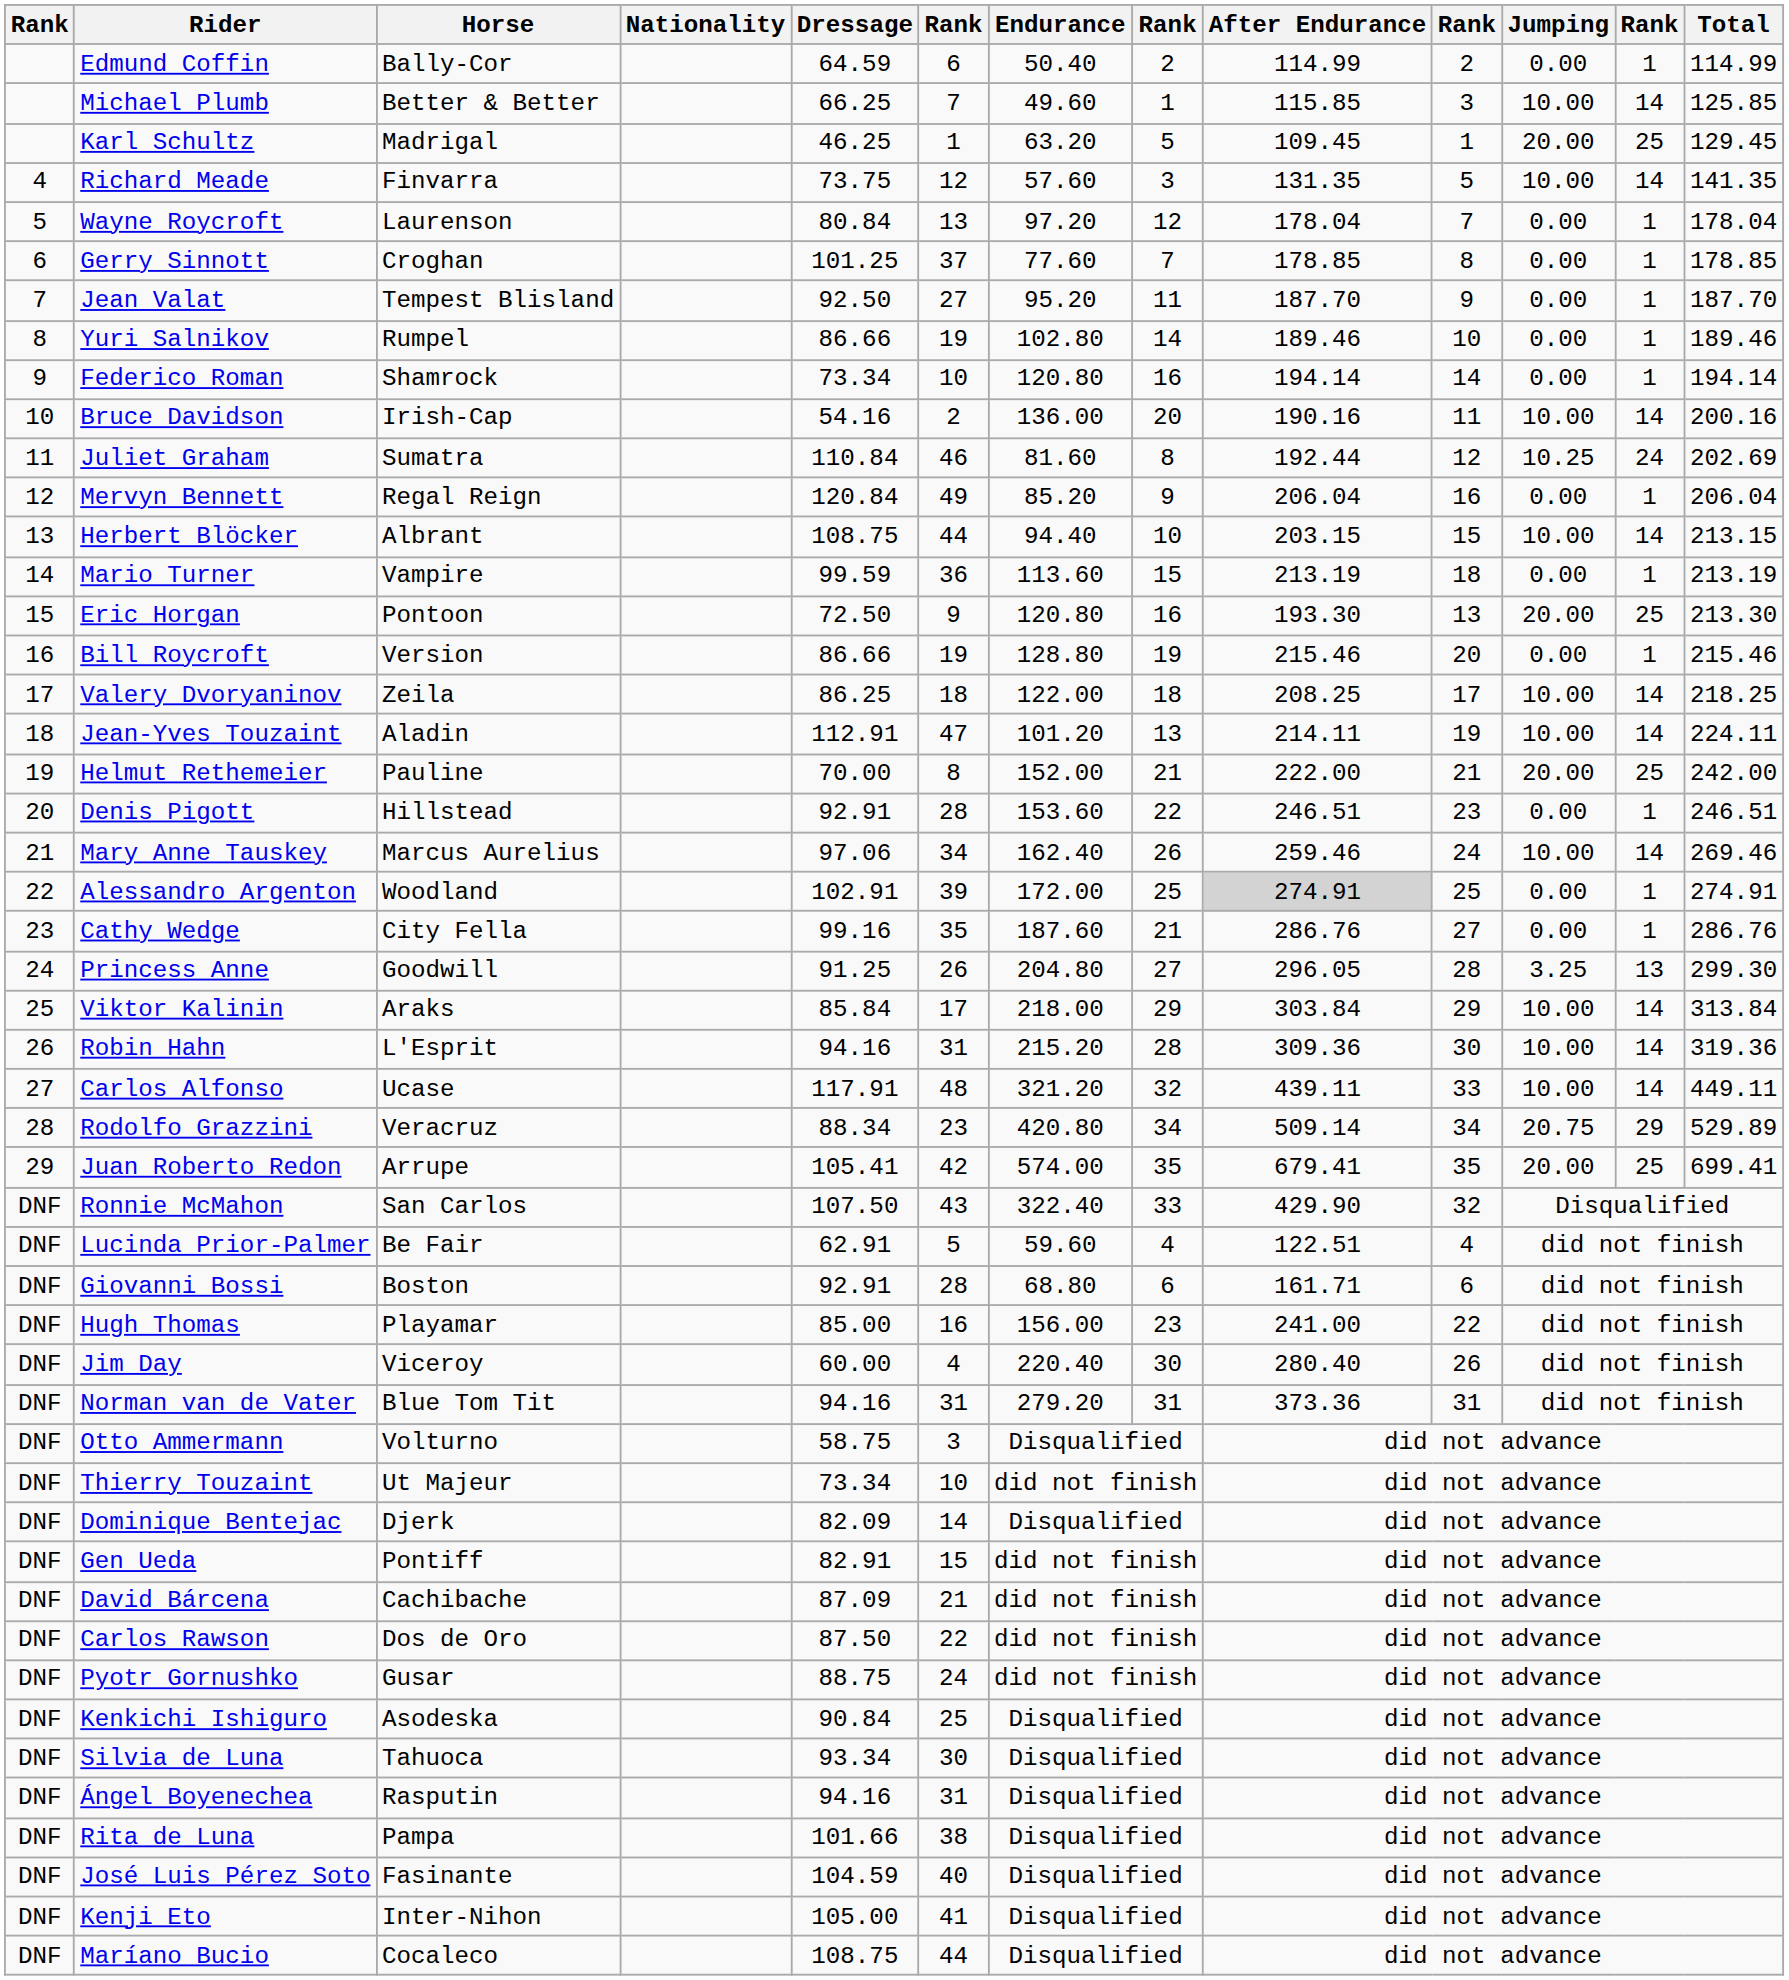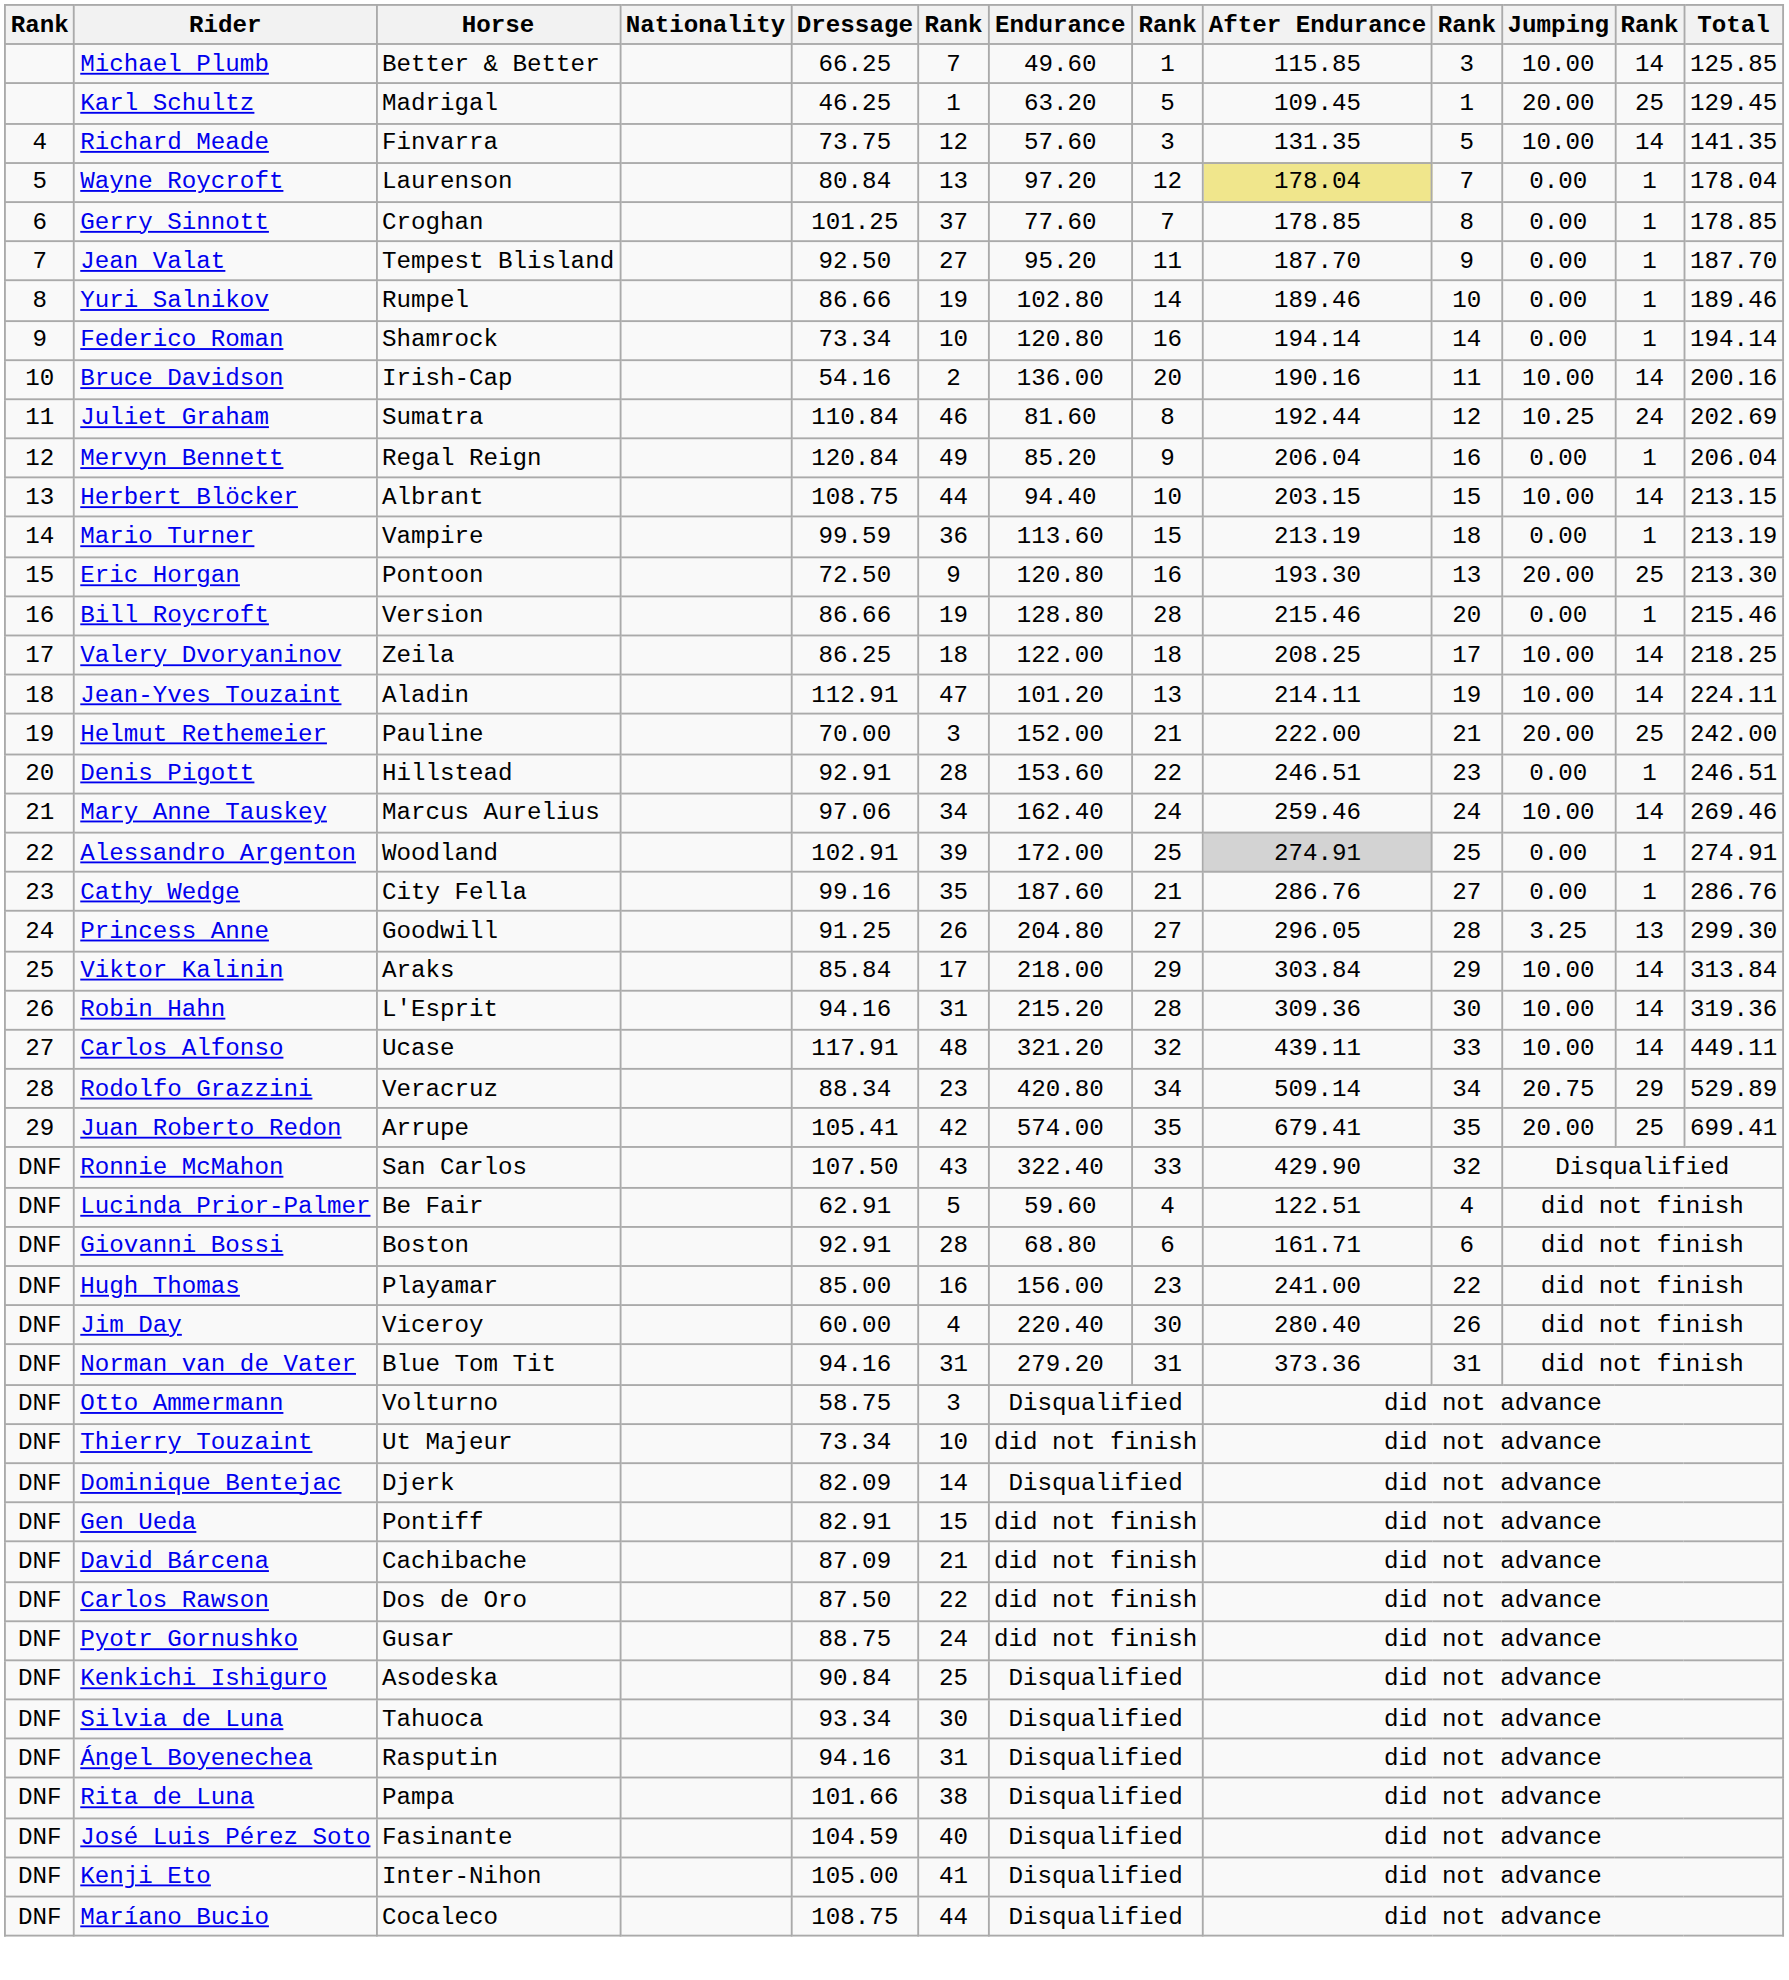- row: (175, 64)
(1318, 222) no background -> (1318, 182) khaki background
(1168, 655) 19 -> (1168, 616) 28
(953, 773) 8 -> (953, 734) 3
(1168, 852) 26 -> (1168, 813) 24
